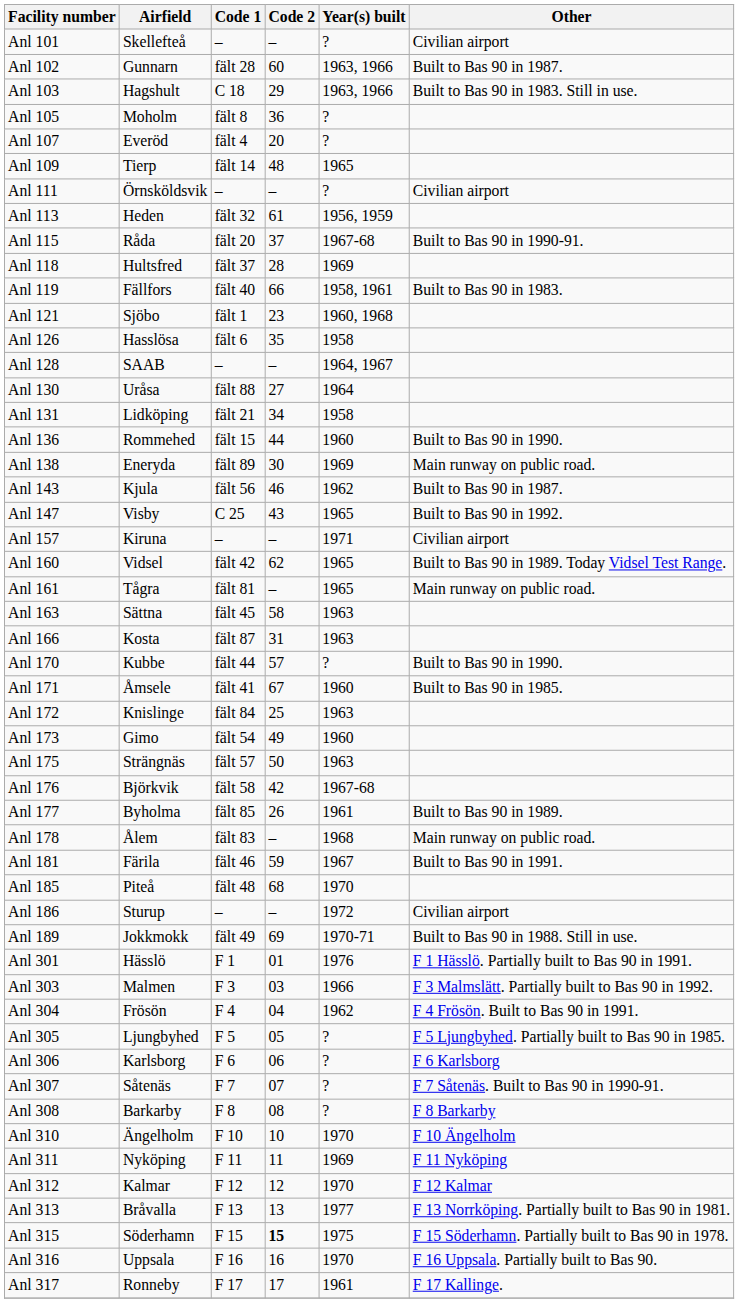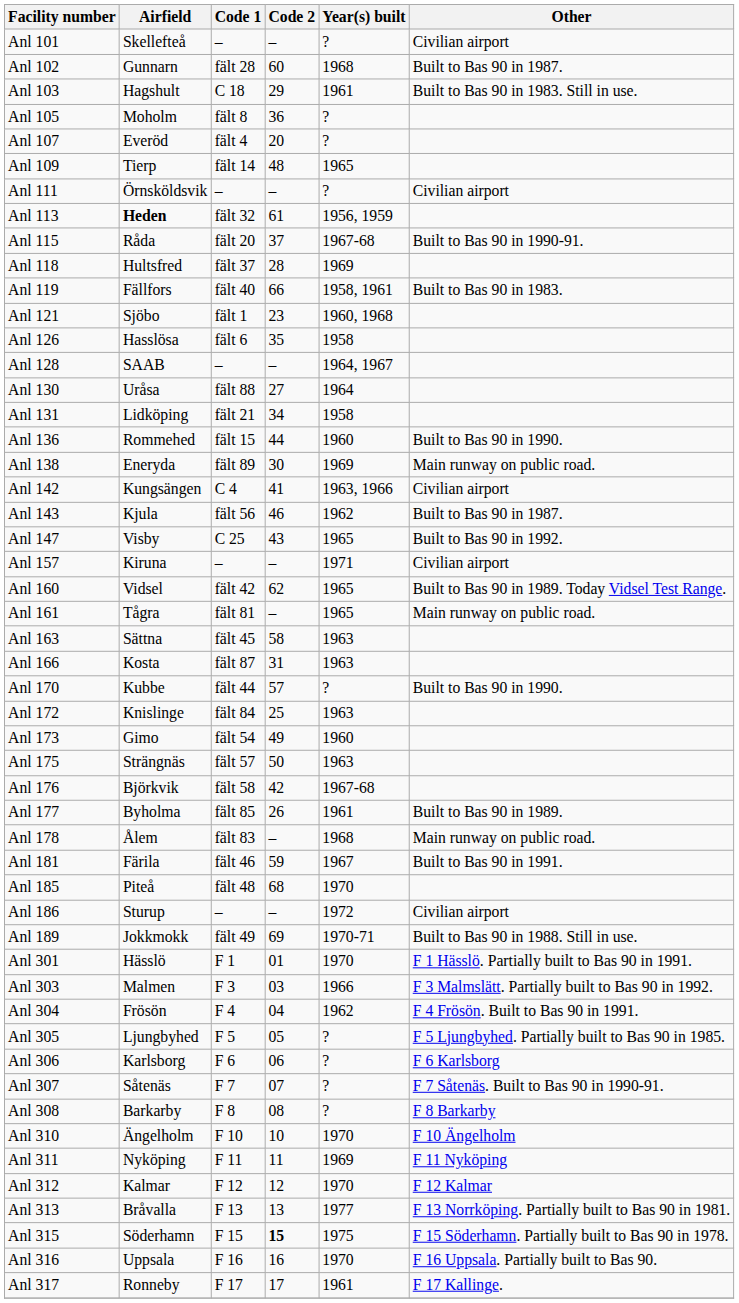(358, 66) 1963, 1966 -> (338, 66) 1968
(358, 91) 1963, 1966 -> (338, 91) 1961
(143, 215) normal -> (145, 215) bold
+ row: (34, 489)
- row: (34, 688)
(338, 961) 1976 -> (338, 961) 1970
